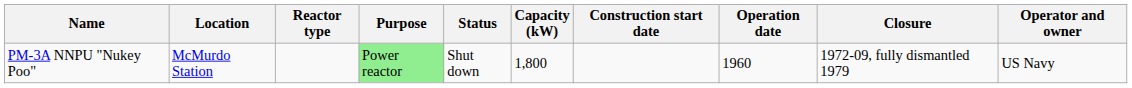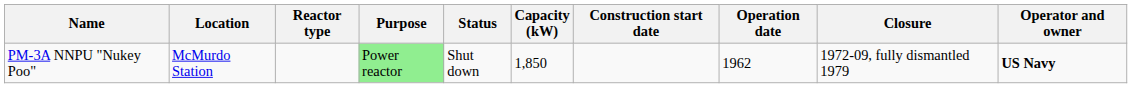(531, 63) 1,800 -> (531, 63) 1,850
(737, 63) 1960 -> (737, 63) 1962
(1028, 63) normal -> (1028, 63) bold
